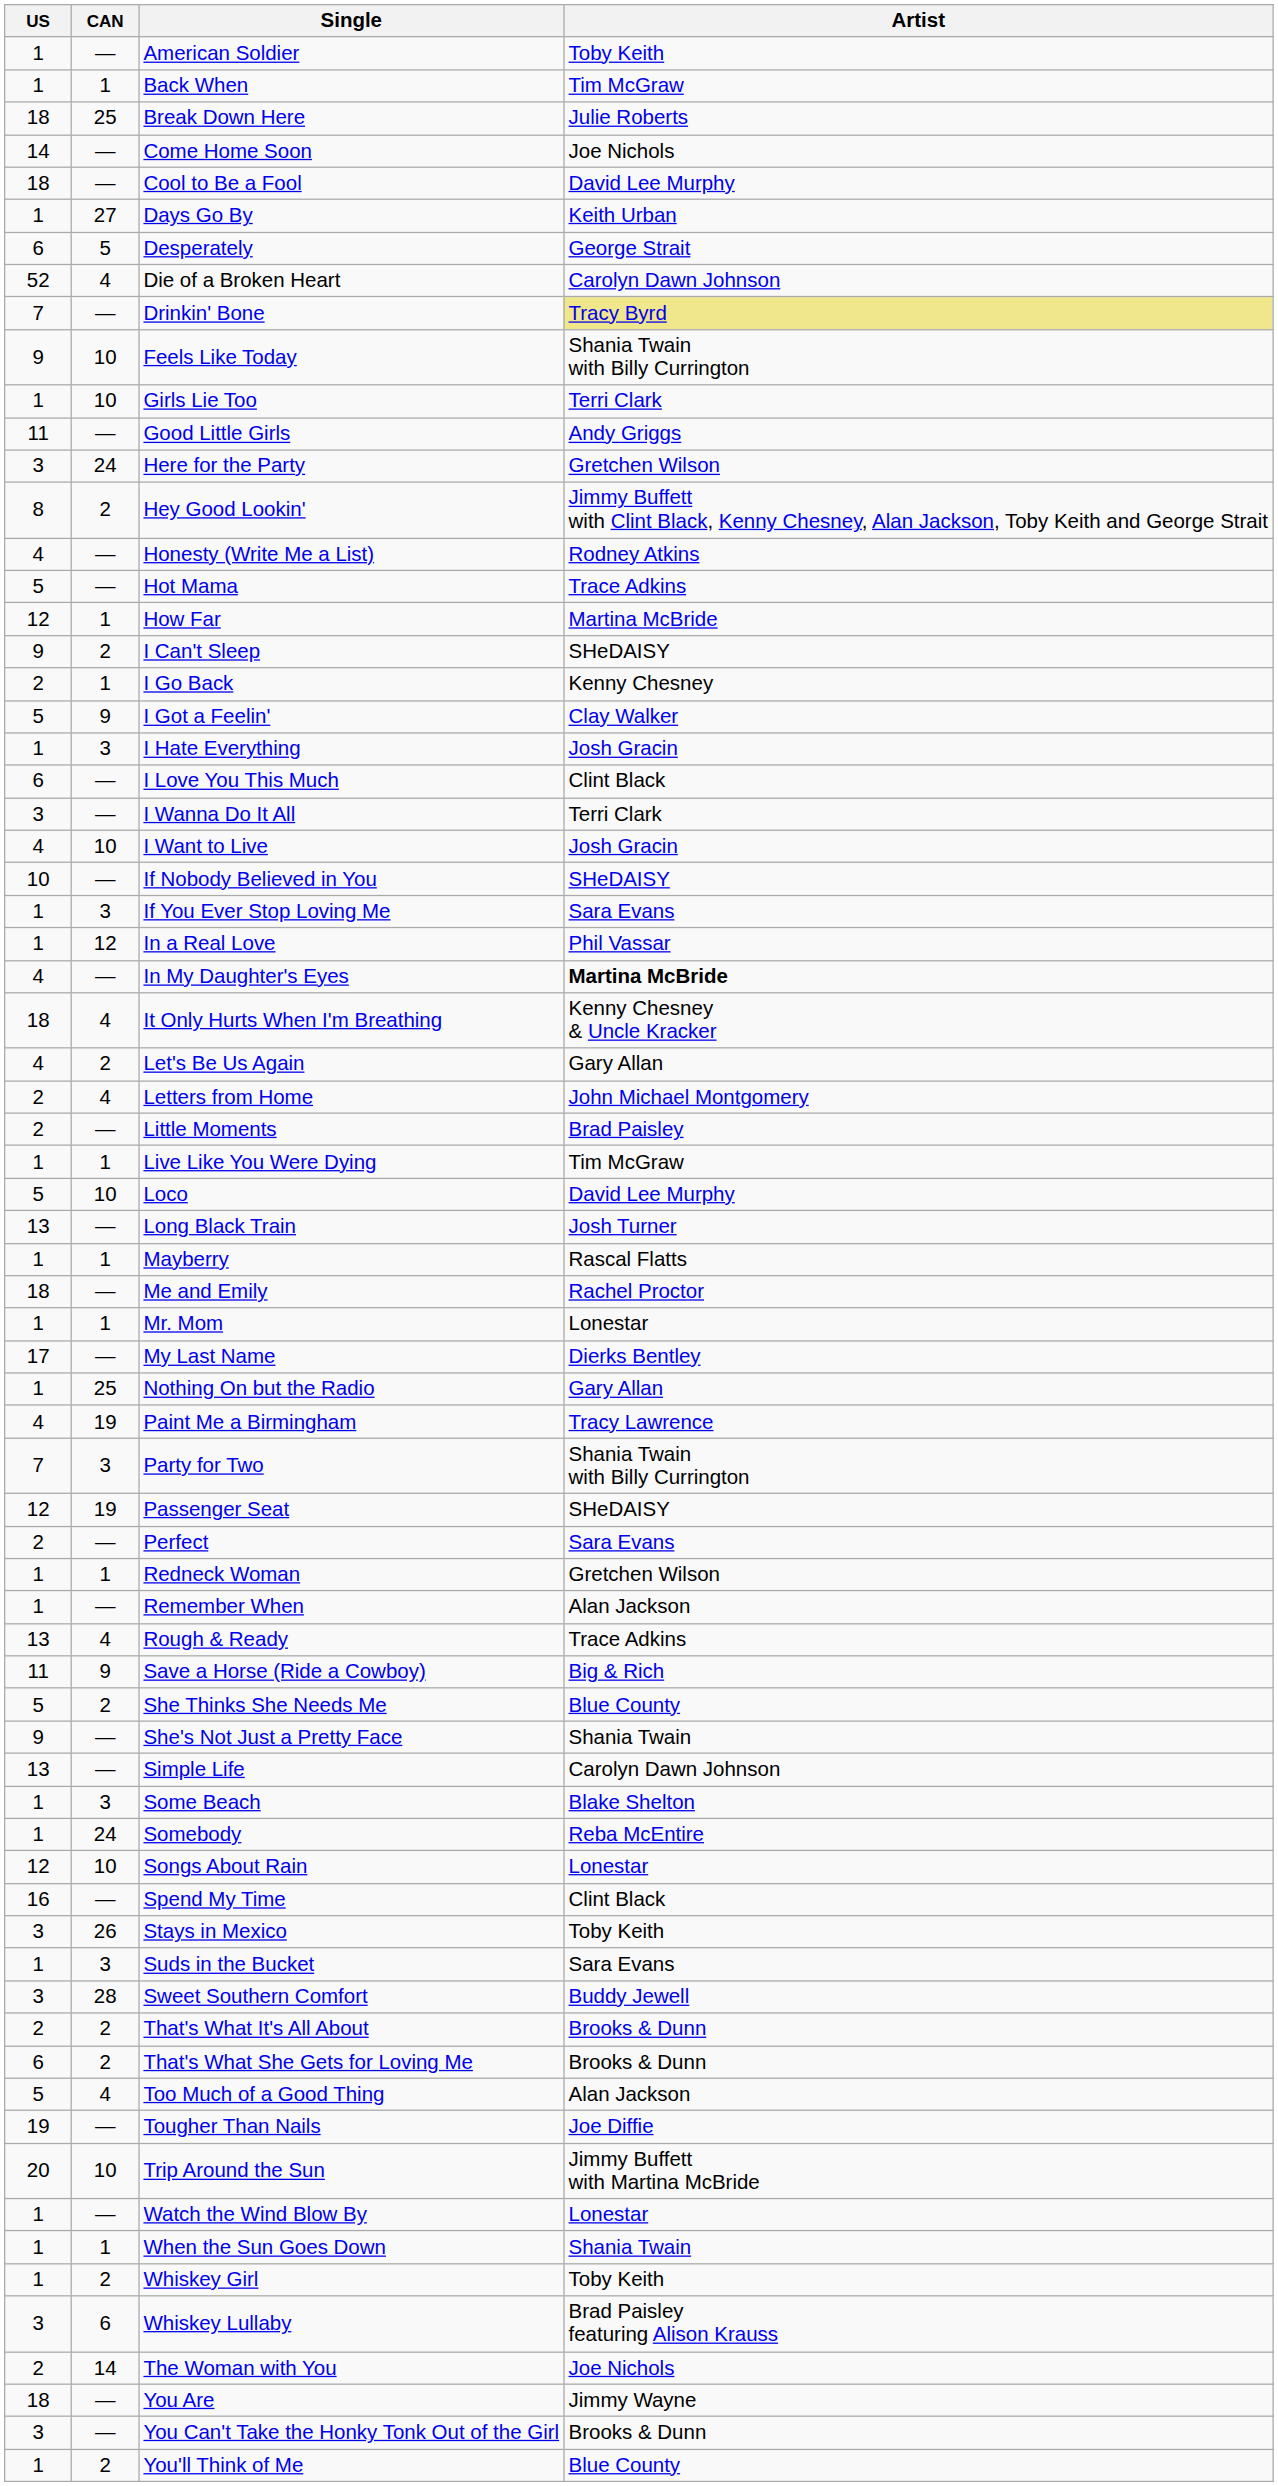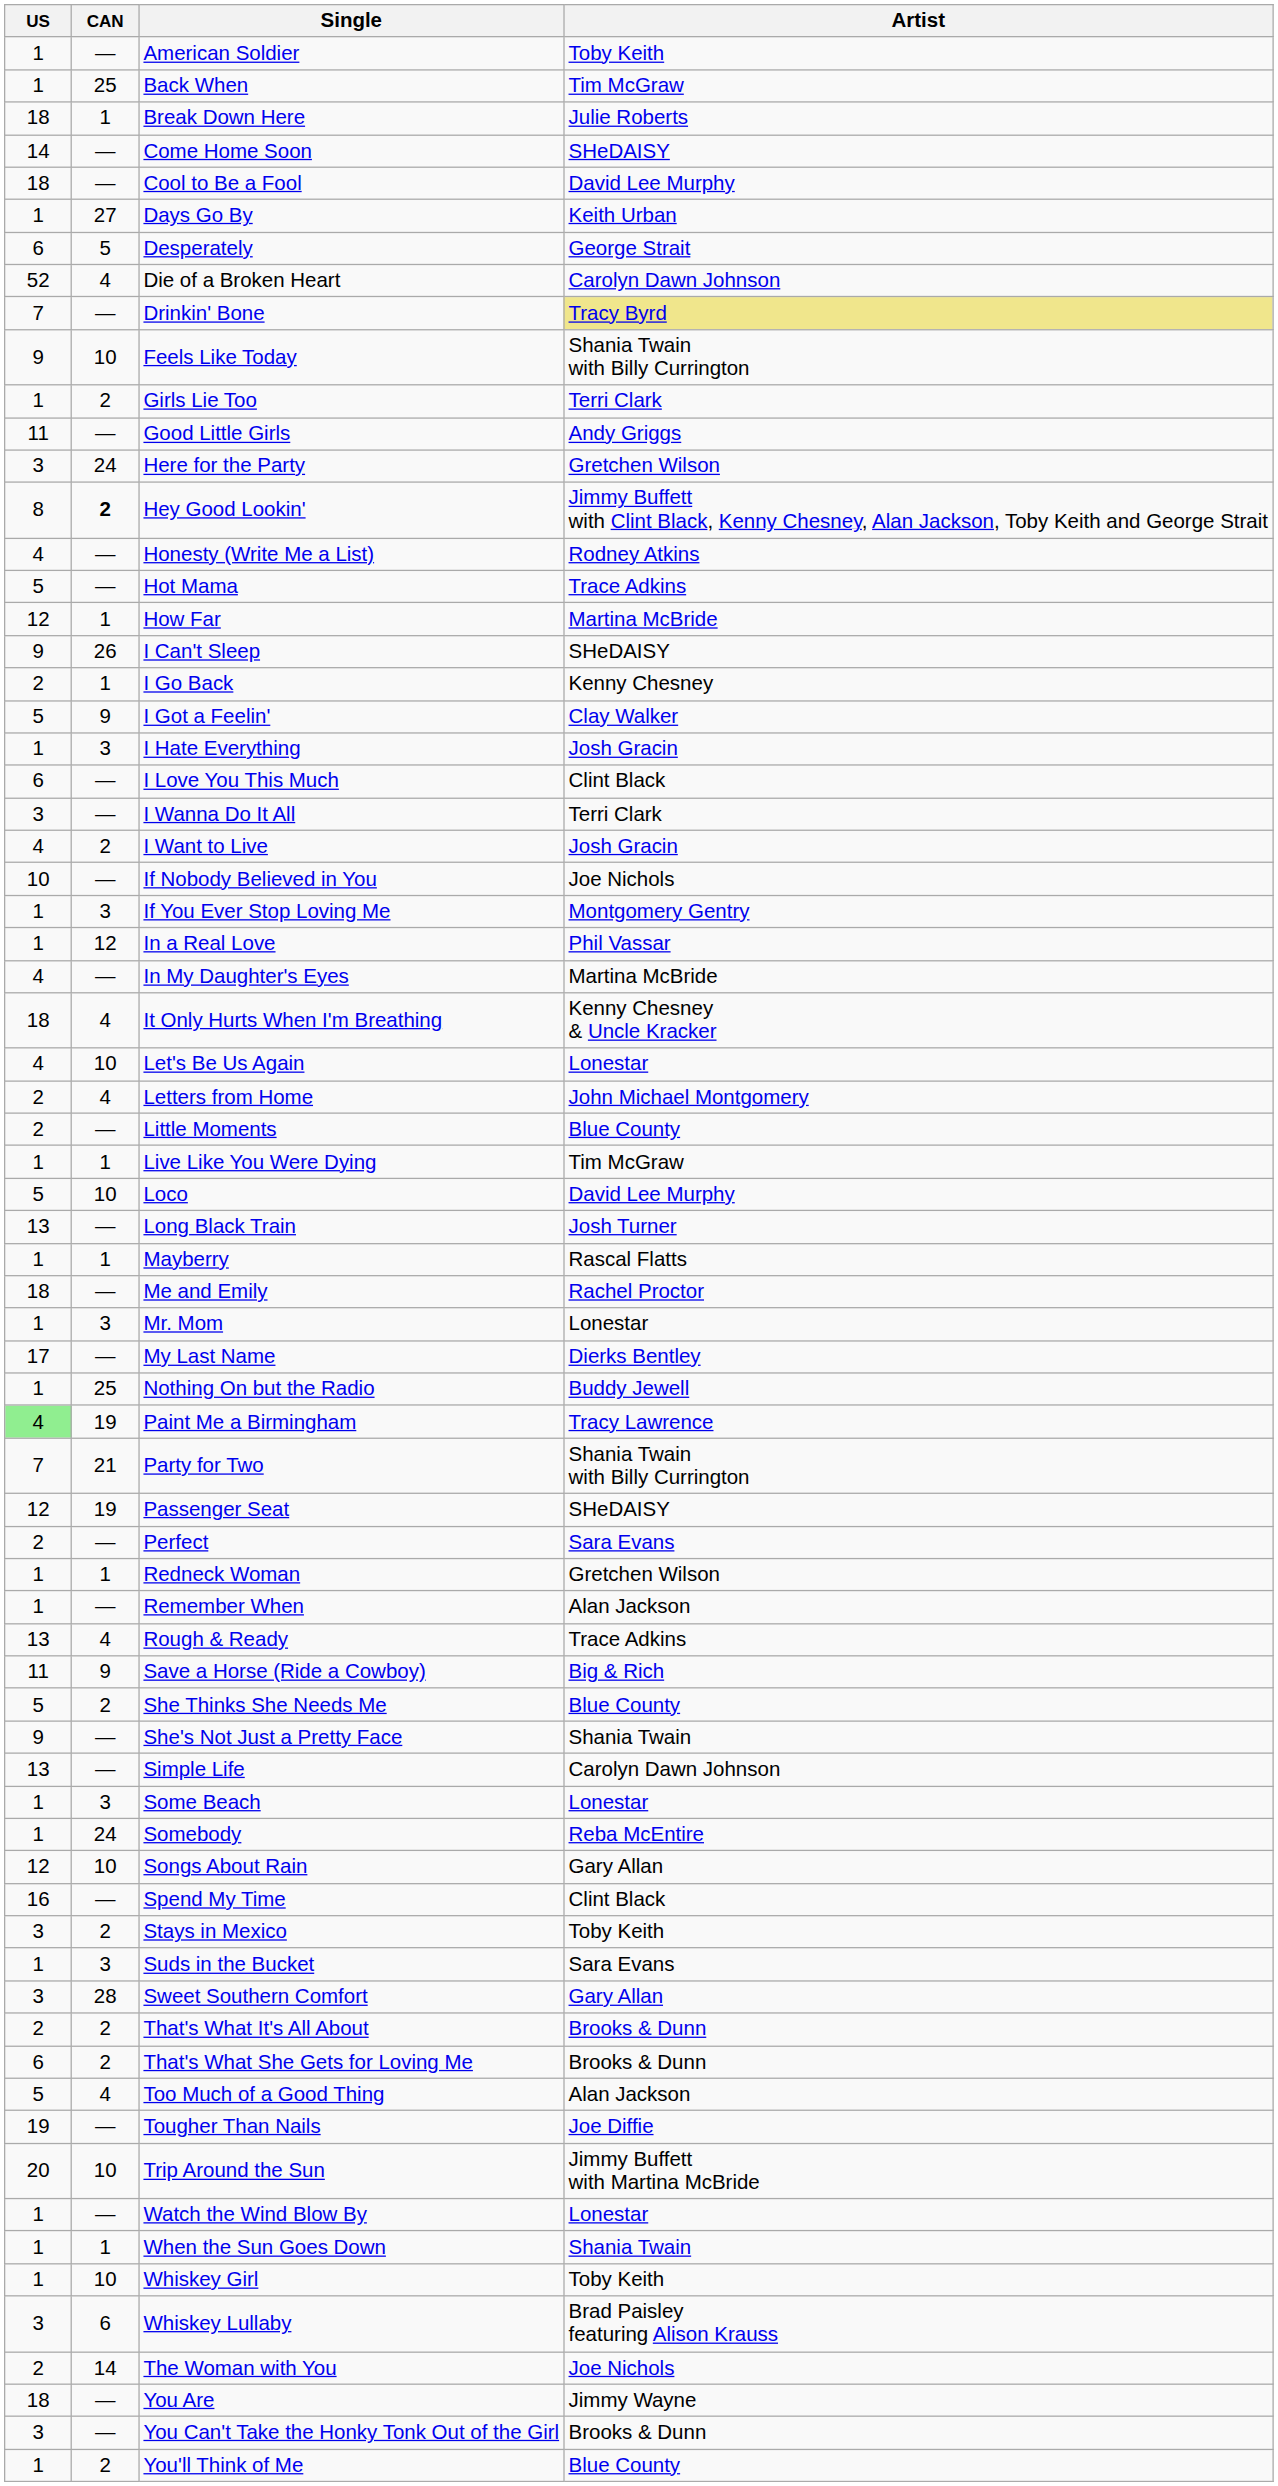(105, 85) 1 -> (105, 85) 25
(105, 118) 25 -> (105, 118) 1
(621, 150) Joe Nichols -> (619, 150) SHeDAISY
(105, 401) 10 -> (105, 401) 2
(105, 510) normal -> (105, 510) bold
(105, 651) 2 -> (105, 651) 26
(105, 846) 10 -> (105, 846) 2
(619, 878) SHeDAISY -> (621, 878) Joe Nichols
(621, 911) Sara Evans -> (659, 911) Montgomery Gentry
(648, 976) bold -> (643, 976) normal
(105, 1064) 2 -> (105, 1064) 10
(616, 1064) Gary Allan -> (608, 1064) Lonestar
(626, 1129) Brad Paisley -> (624, 1129) Blue County
(105, 1324) 1 -> (105, 1324) 3
(616, 1389) Gary Allan -> (629, 1389) Buddy Jewell
(38, 1421) no background -> (38, 1421) lightgreen background
(105, 1465) 3 -> (105, 1465) 21
(632, 1801) Blake Shelton -> (608, 1801) Lonestar
(608, 1866) Lonestar -> (616, 1866) Gary Allan
(105, 1931) 26 -> (105, 1931) 2
(629, 1996) Buddy Jewell -> (616, 1996) Gary Allan
(105, 2279) 2 -> (105, 2279) 10
